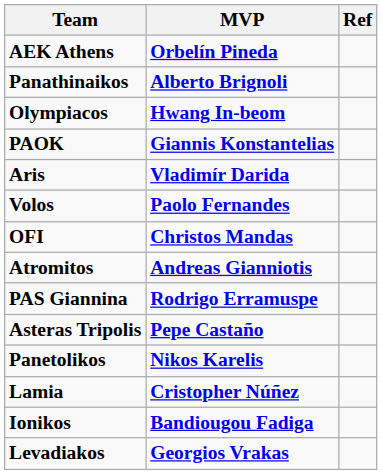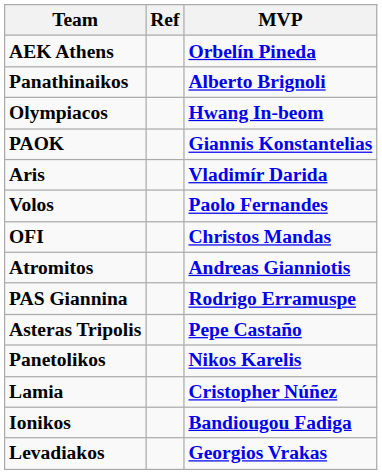columns swapped: (242, 19) <-> (358, 19)
